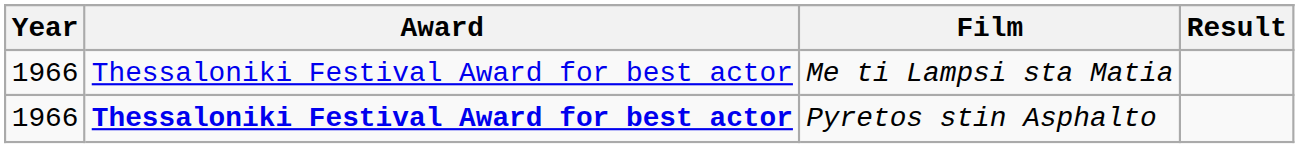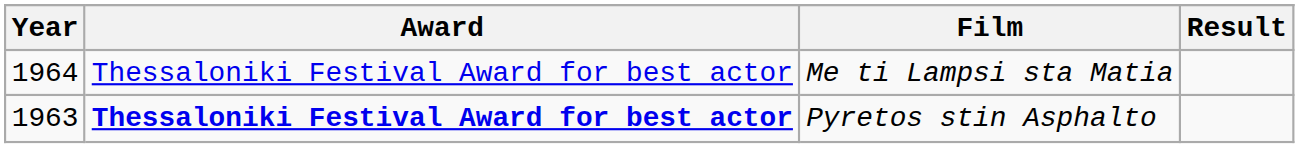(45, 73) 1966 -> (45, 73) 1964
(45, 118) 1966 -> (45, 118) 1963
